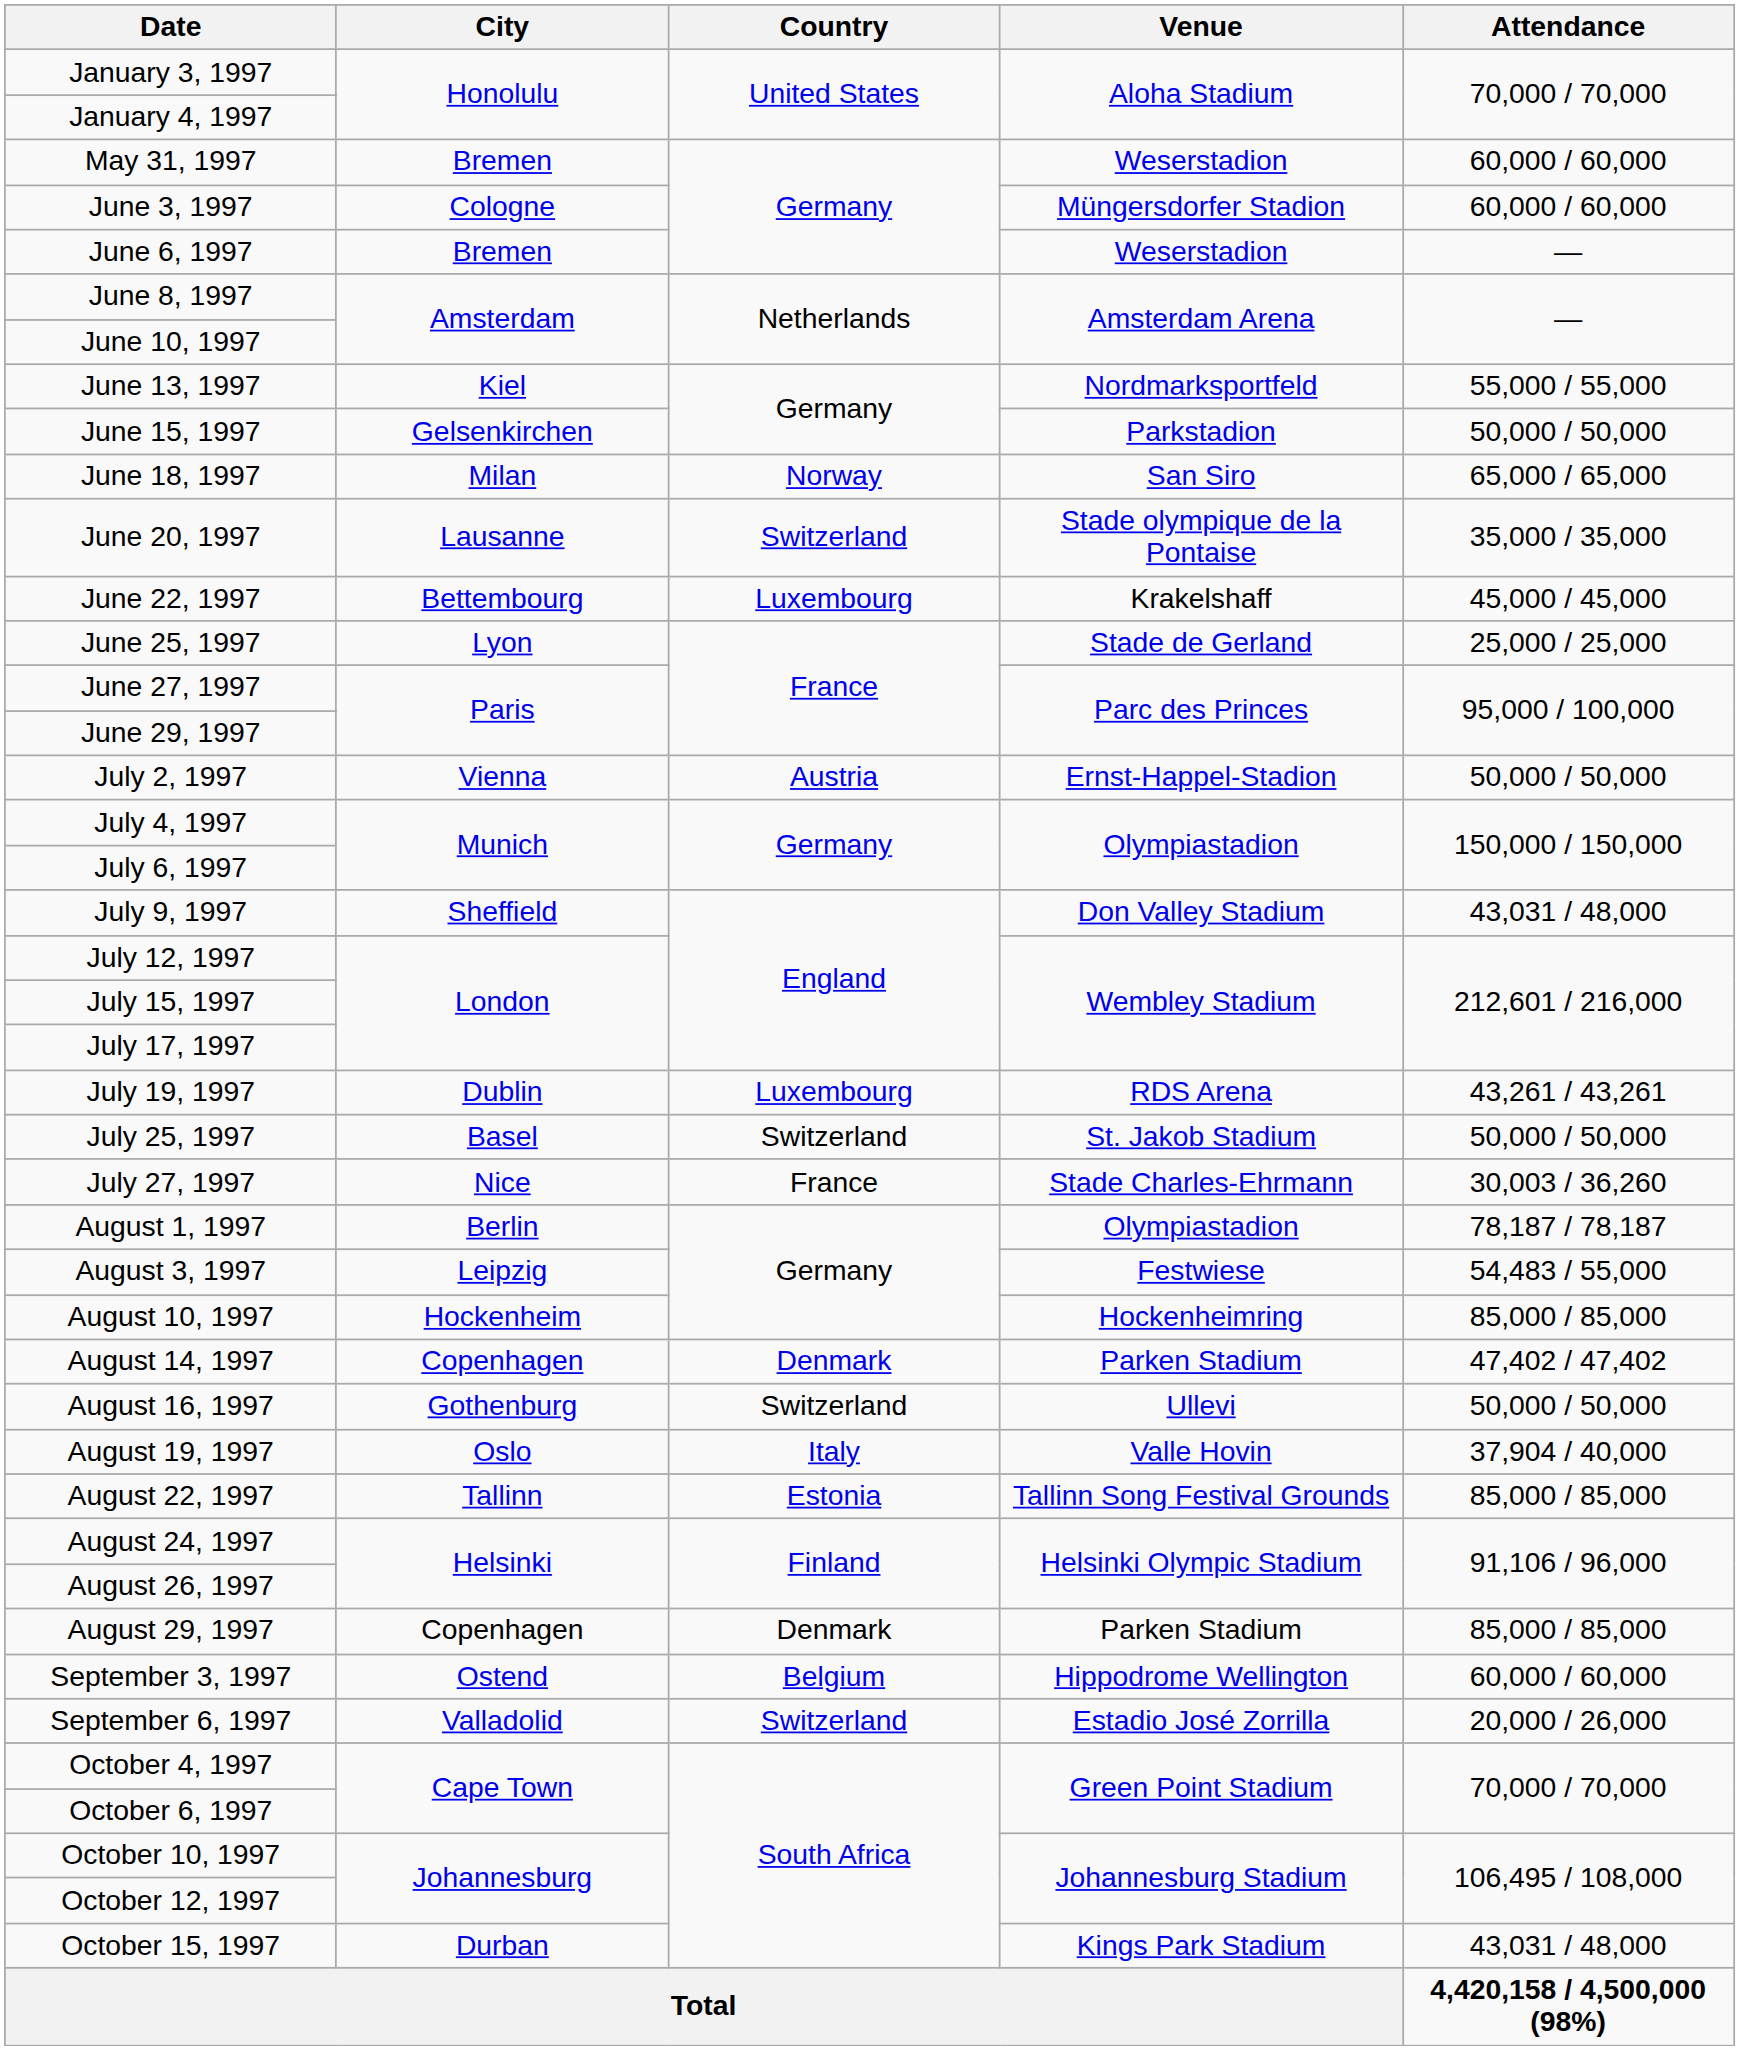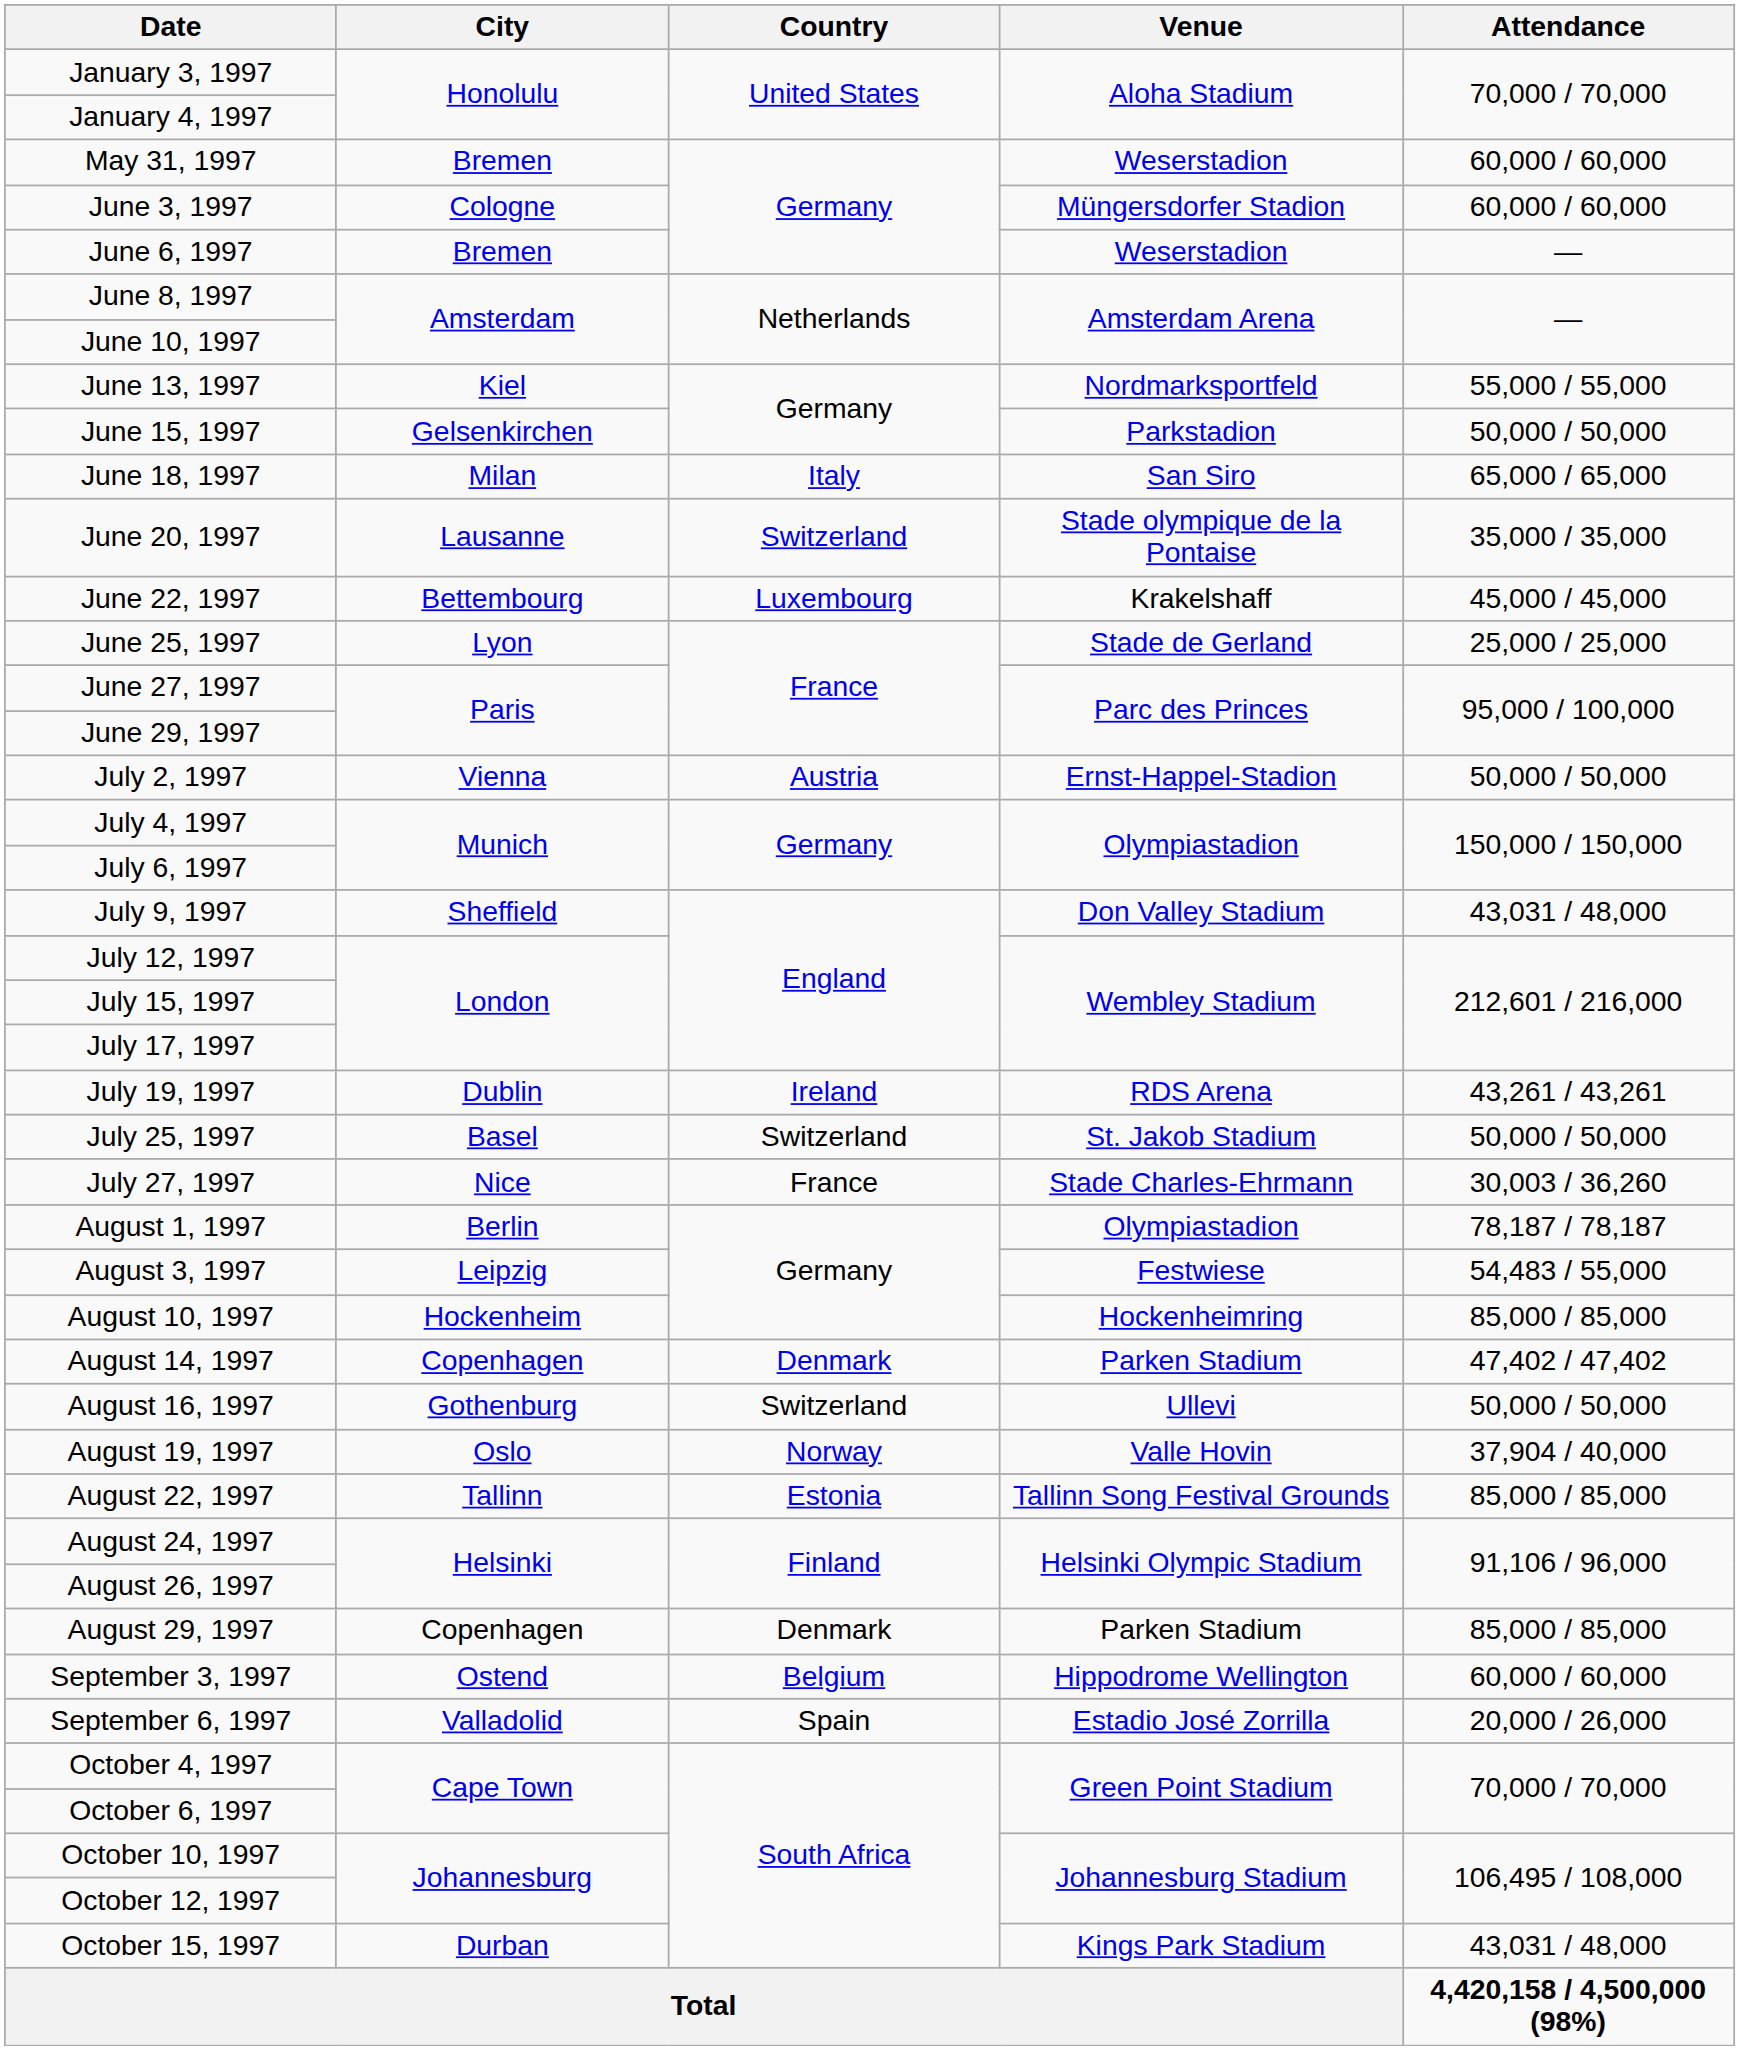(834, 476) Norway -> (834, 476) Italy
(834, 1091) Luxembourg -> (834, 1091) Ireland
(834, 1451) Italy -> (834, 1451) Norway
(834, 1720) Switzerland -> (834, 1720) Spain
